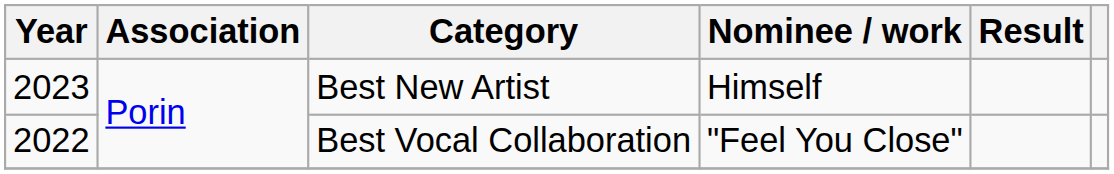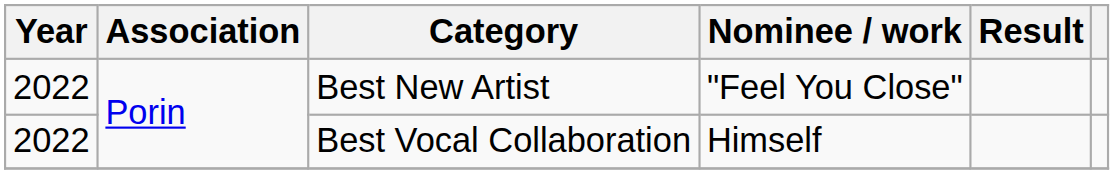(51, 86) 2023 -> (51, 86) 2022
(764, 86) Himself -> (835, 86) "Feel You Close"
(835, 140) "Feel You Close" -> (764, 140) Himself
